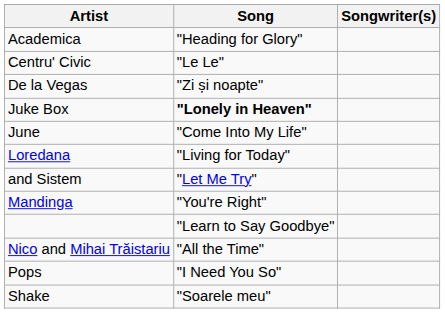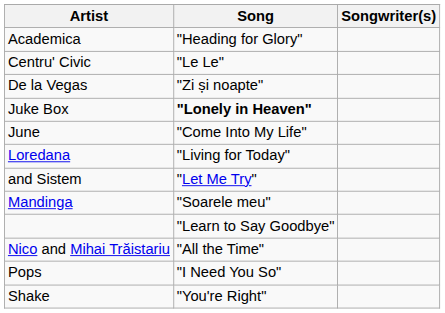(222, 202) "You're Right" -> (224, 202) "Soarele meu"
(224, 296) "Soarele meu" -> (222, 296) "You're Right"
